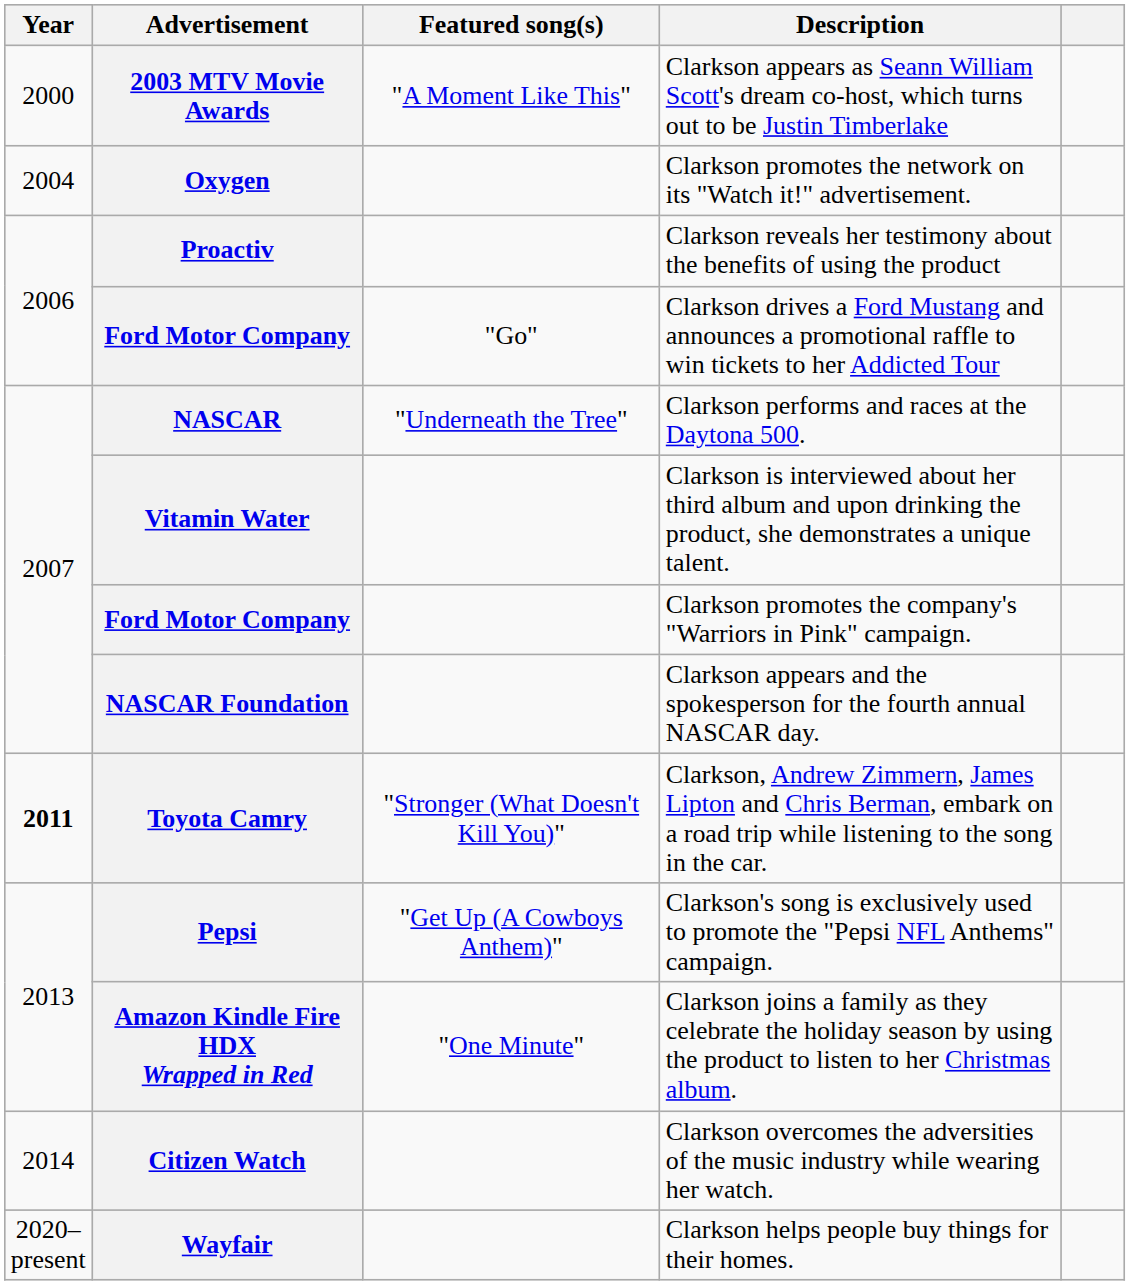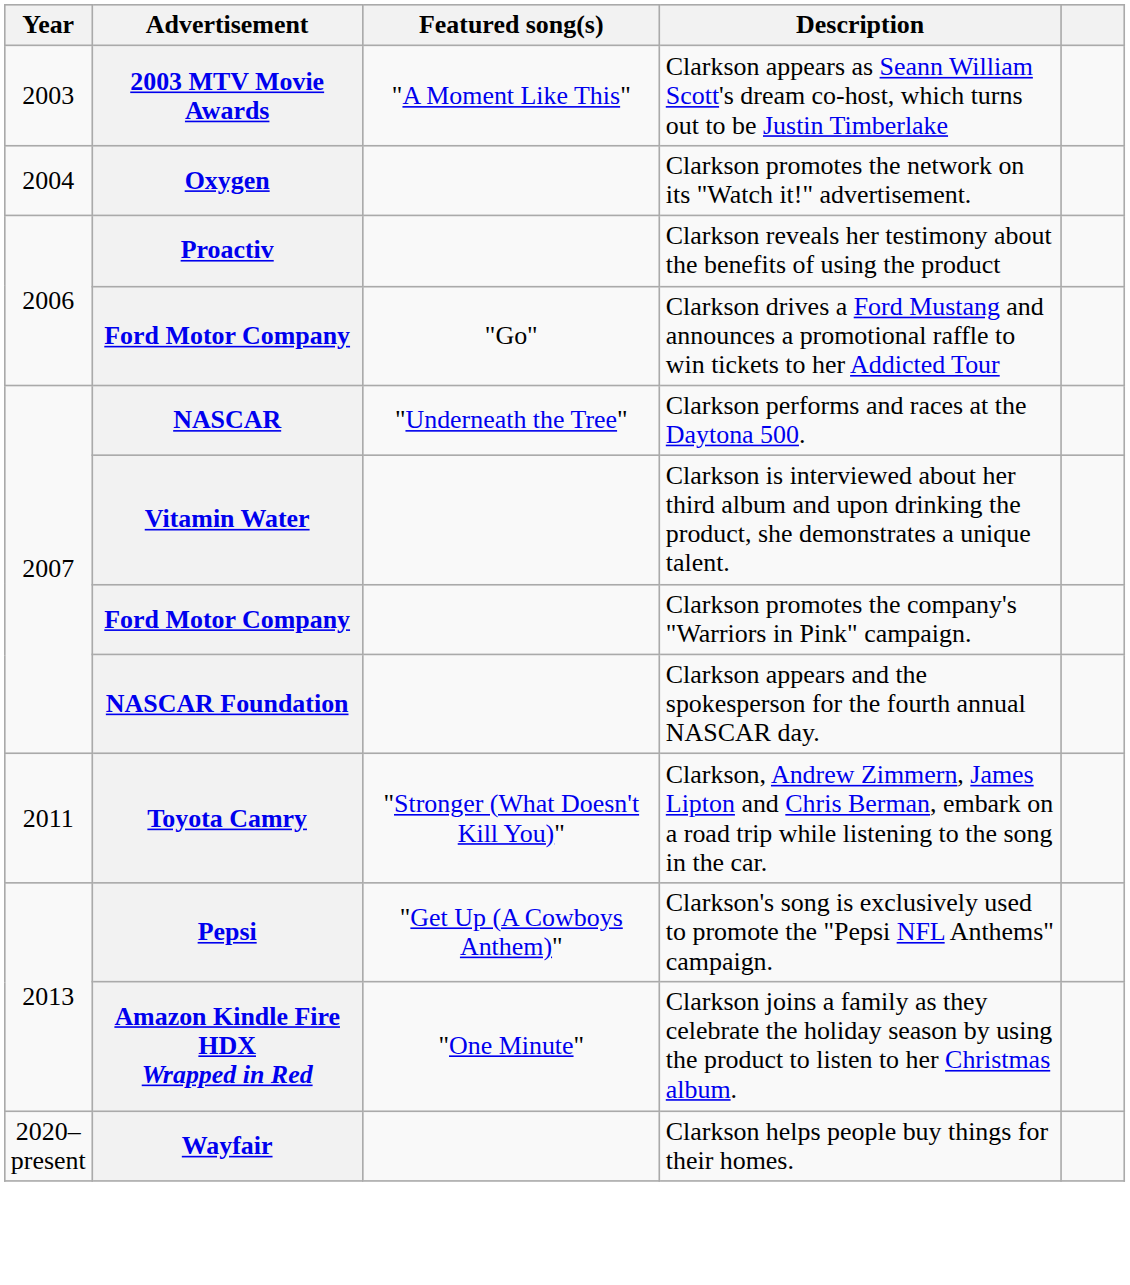(48, 95) 2000 -> (48, 95) 2003
(48, 817) bold -> (48, 817) normal
- row: (227, 1159)
